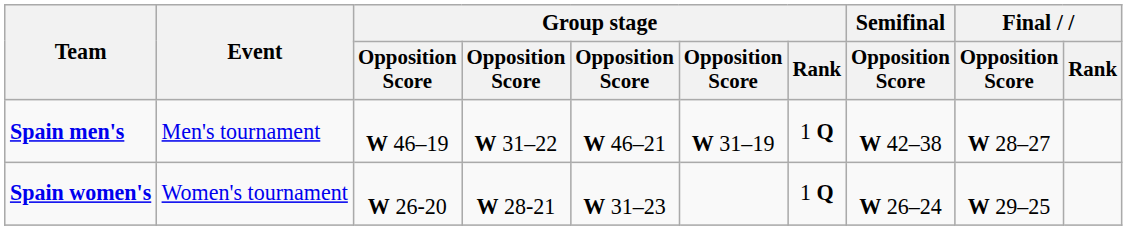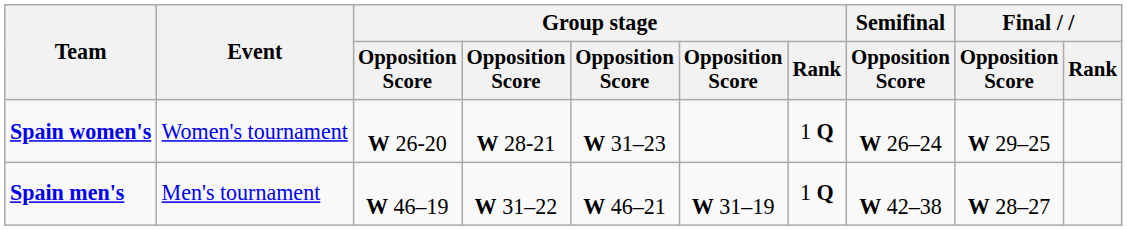rows swapped: (67, 131) <-> (81, 193)
